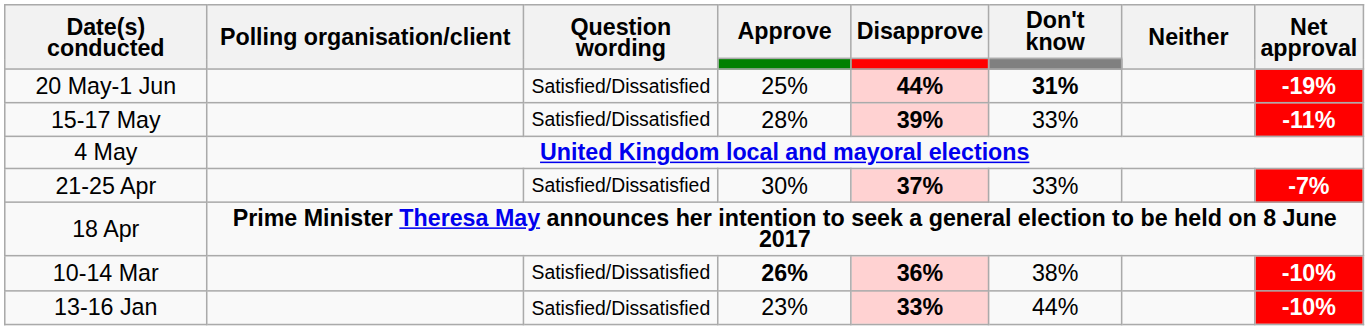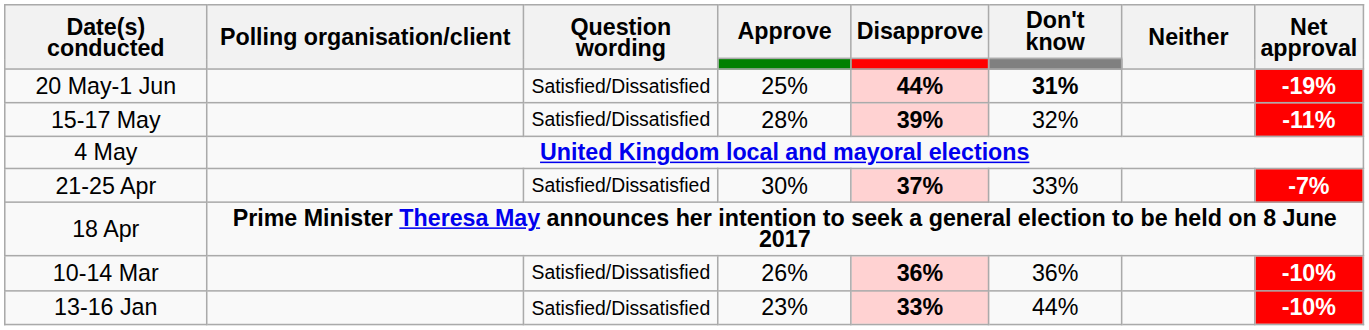(1055, 119) 33% -> (1055, 119) 32%
(785, 273) bold -> (785, 273) normal
(1055, 273) 38% -> (1055, 273) 36%
